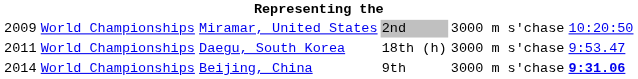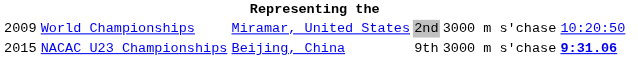- row: (272, 48)
(20, 68) 2014 -> (20, 48) 2015
(118, 68) World Championships -> (134, 48) NACAC U23 Championships
